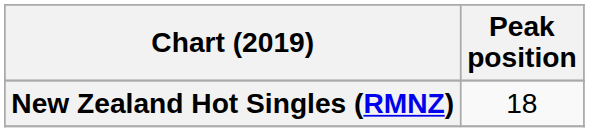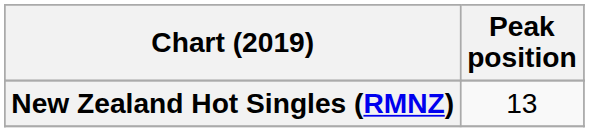(522, 103) 18 -> (522, 103) 13
